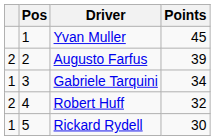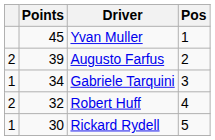columns swapped: (34, 16) <-> (185, 16)
